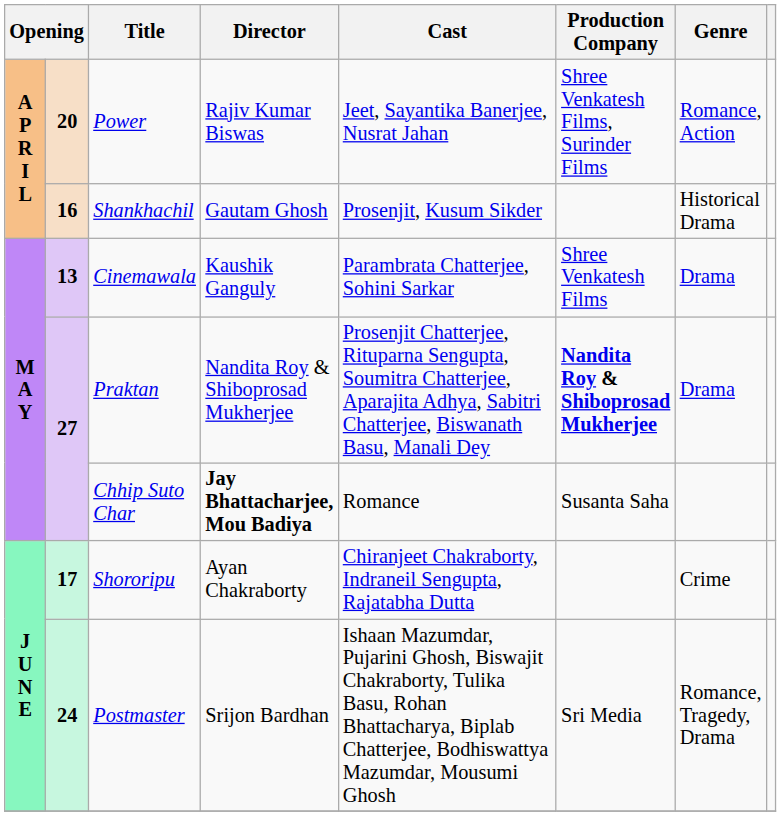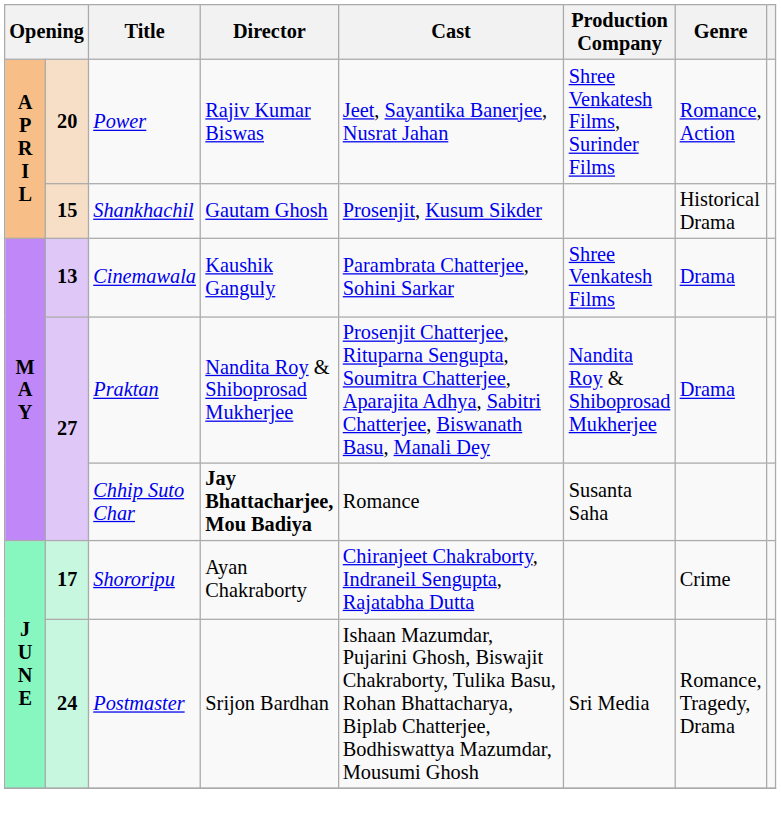(67, 210) 16 -> (67, 210) 15
(616, 389) bold -> (619, 389) normal
